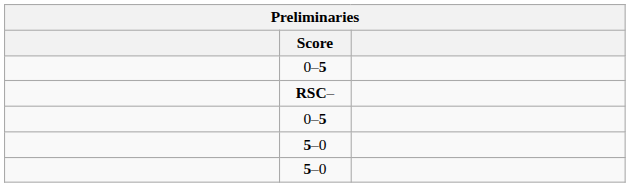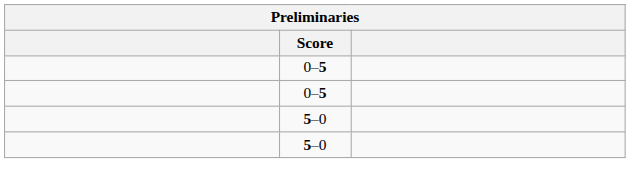- row: (142, 94)
